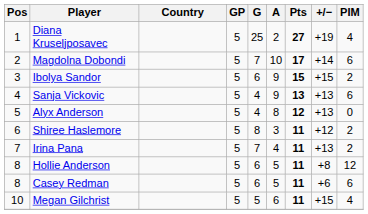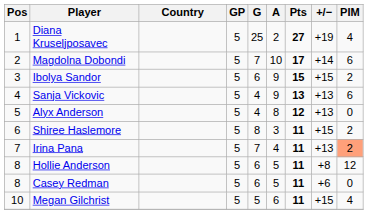(324, 130) +12 -> (324, 130) +15
(350, 148) no background -> (350, 148) lightsalmon background
(350, 183) 6 -> (350, 183) 0
